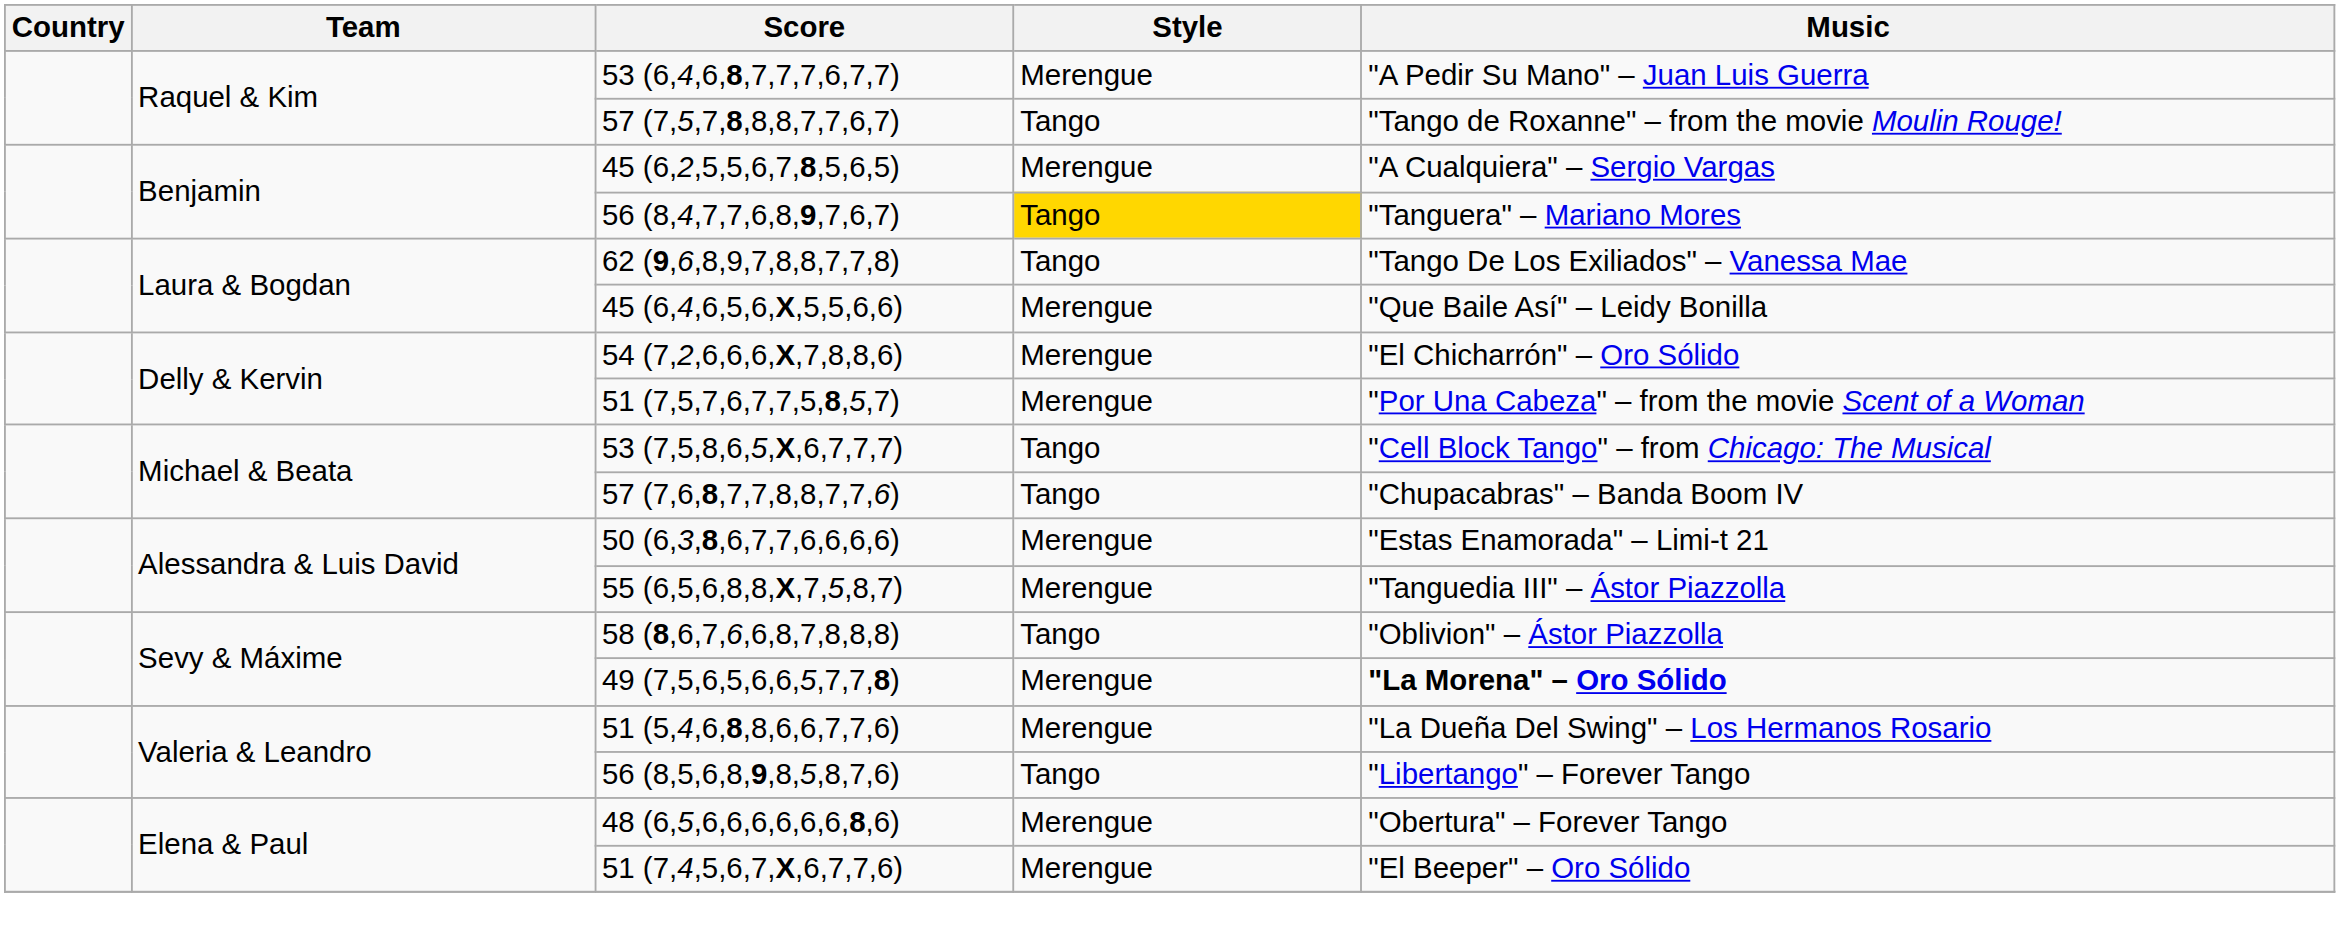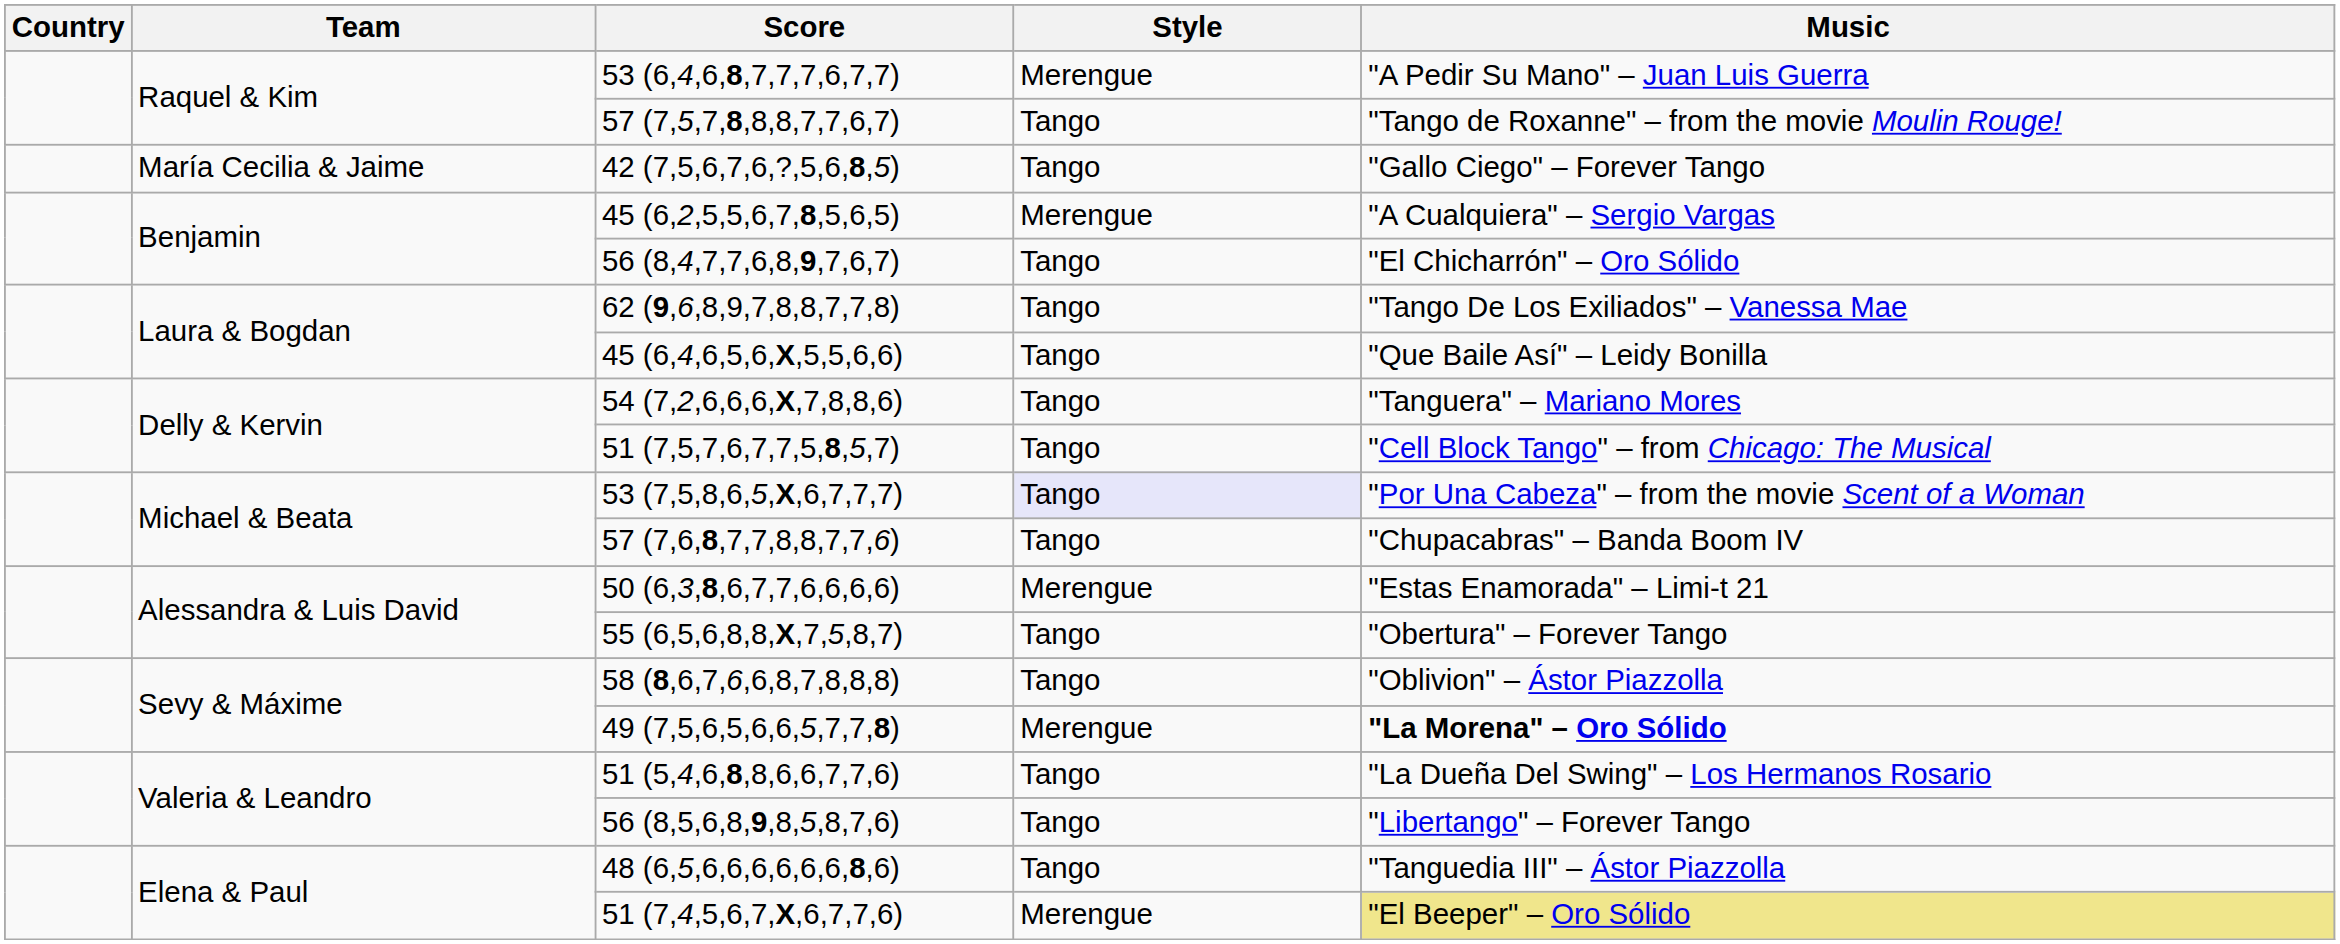+ row: (751, 167)
(1060, 214) gold background -> (1060, 261) no background
(1555, 214) "Tanguera" – Mariano Mores -> (1554, 261) "El Chicharrón" – Oro Sólido
(1087, 307) Merengue -> (1060, 354) Tango
(1087, 354) Merengue -> (1060, 401) Tango
(1554, 354) "El Chicharrón" – Oro Sólido -> (1555, 401) "Tanguera" – Mariano Mores
(1087, 401) Merengue -> (1060, 448) Tango
(1726, 401) "Por Una Cabeza" – from the movie Scent of a Woman -> (1680, 448) "Cell Block Tango" – from Chicago: The Musical
(1060, 448) no background -> (1060, 494) lavender background
(1680, 448) "Cell Block Tango" – from Chicago: The Musical -> (1726, 494) "Por Una Cabeza" – from the movie Scent of a Woman
(1087, 588) Merengue -> (1060, 634) Tango
(1577, 588) "Tanguedia III" – Ástor Piazzolla -> (1548, 634) "Obertura" – Forever Tango
(1087, 728) Merengue -> (1060, 774) Tango
(1087, 821) Merengue -> (1060, 868) Tango
(1548, 821) "Obertura" – Forever Tango -> (1577, 868) "Tanguedia III" – Ástor Piazzolla
(1529, 868) no background -> (1529, 914) khaki background
